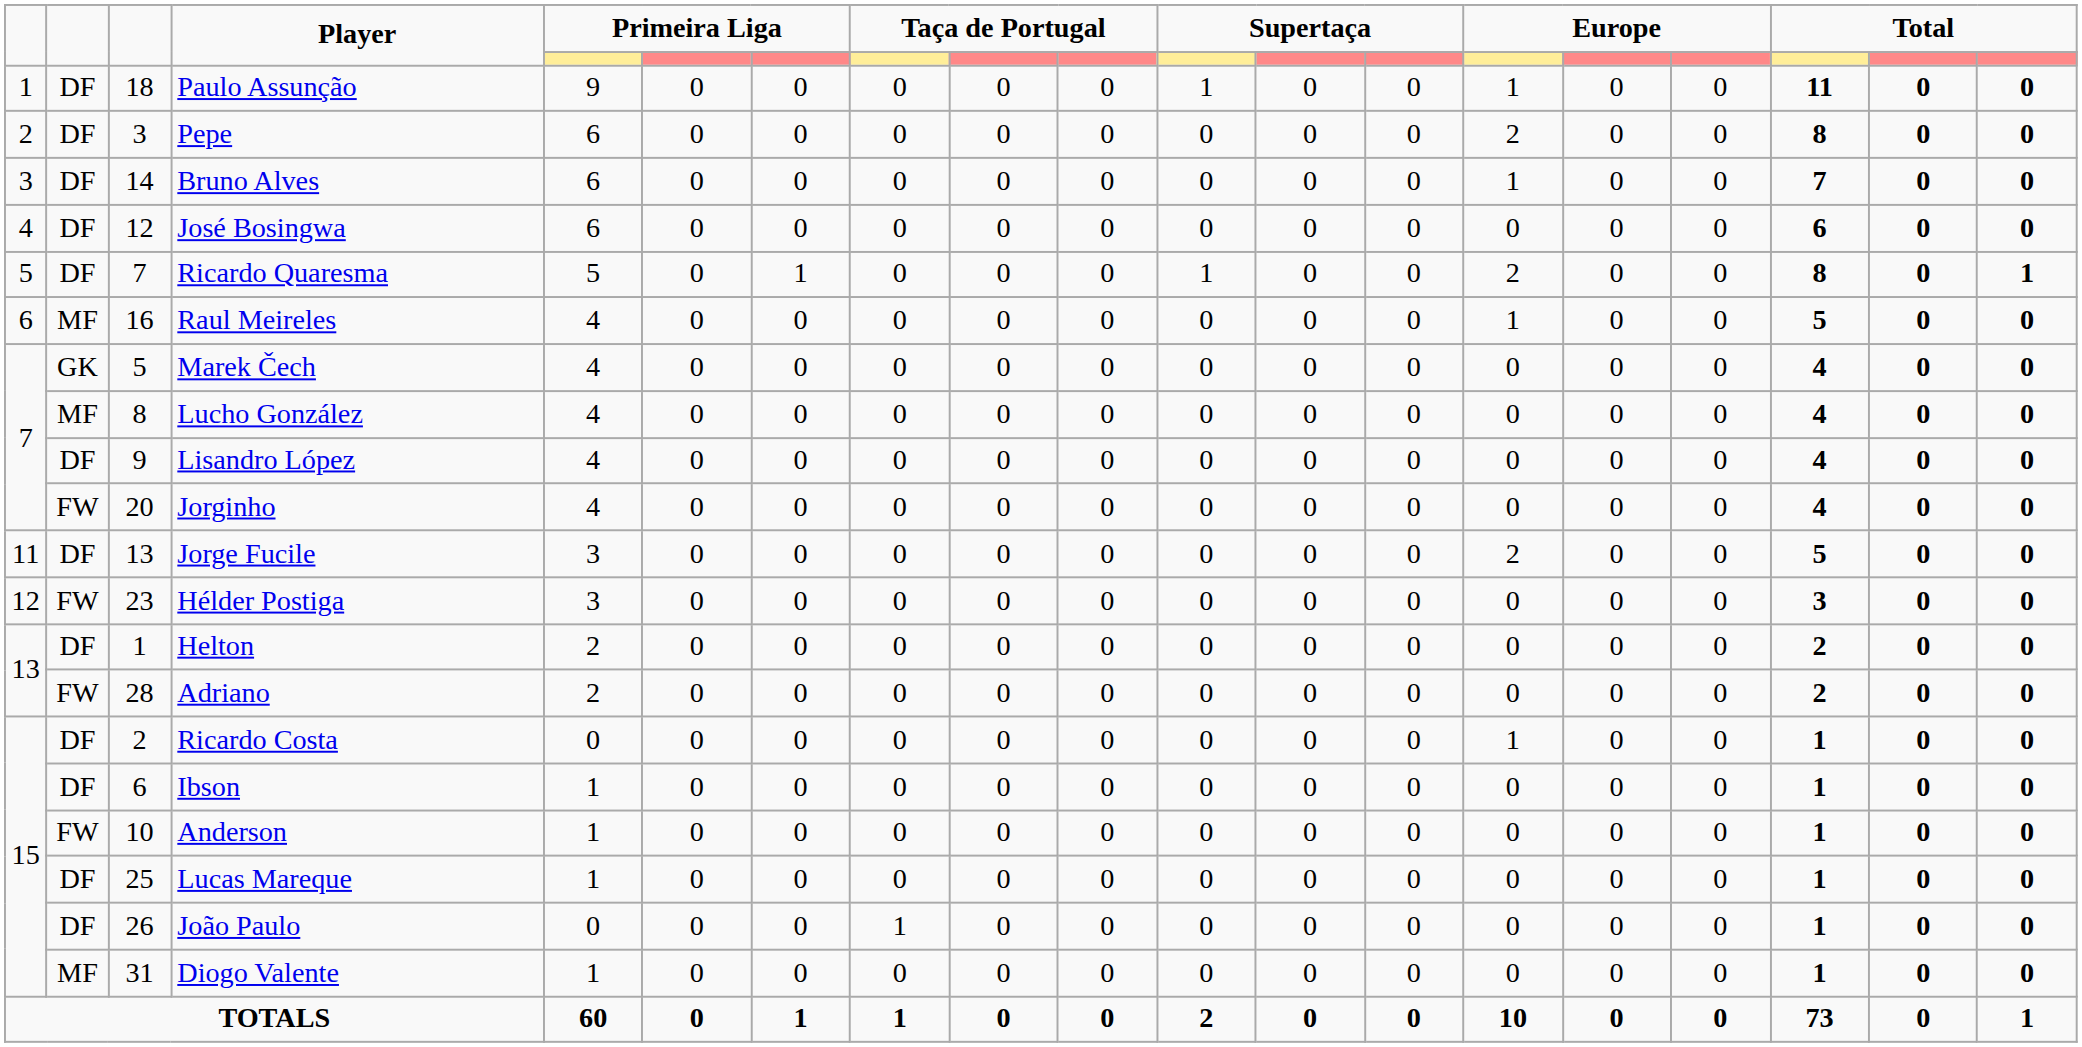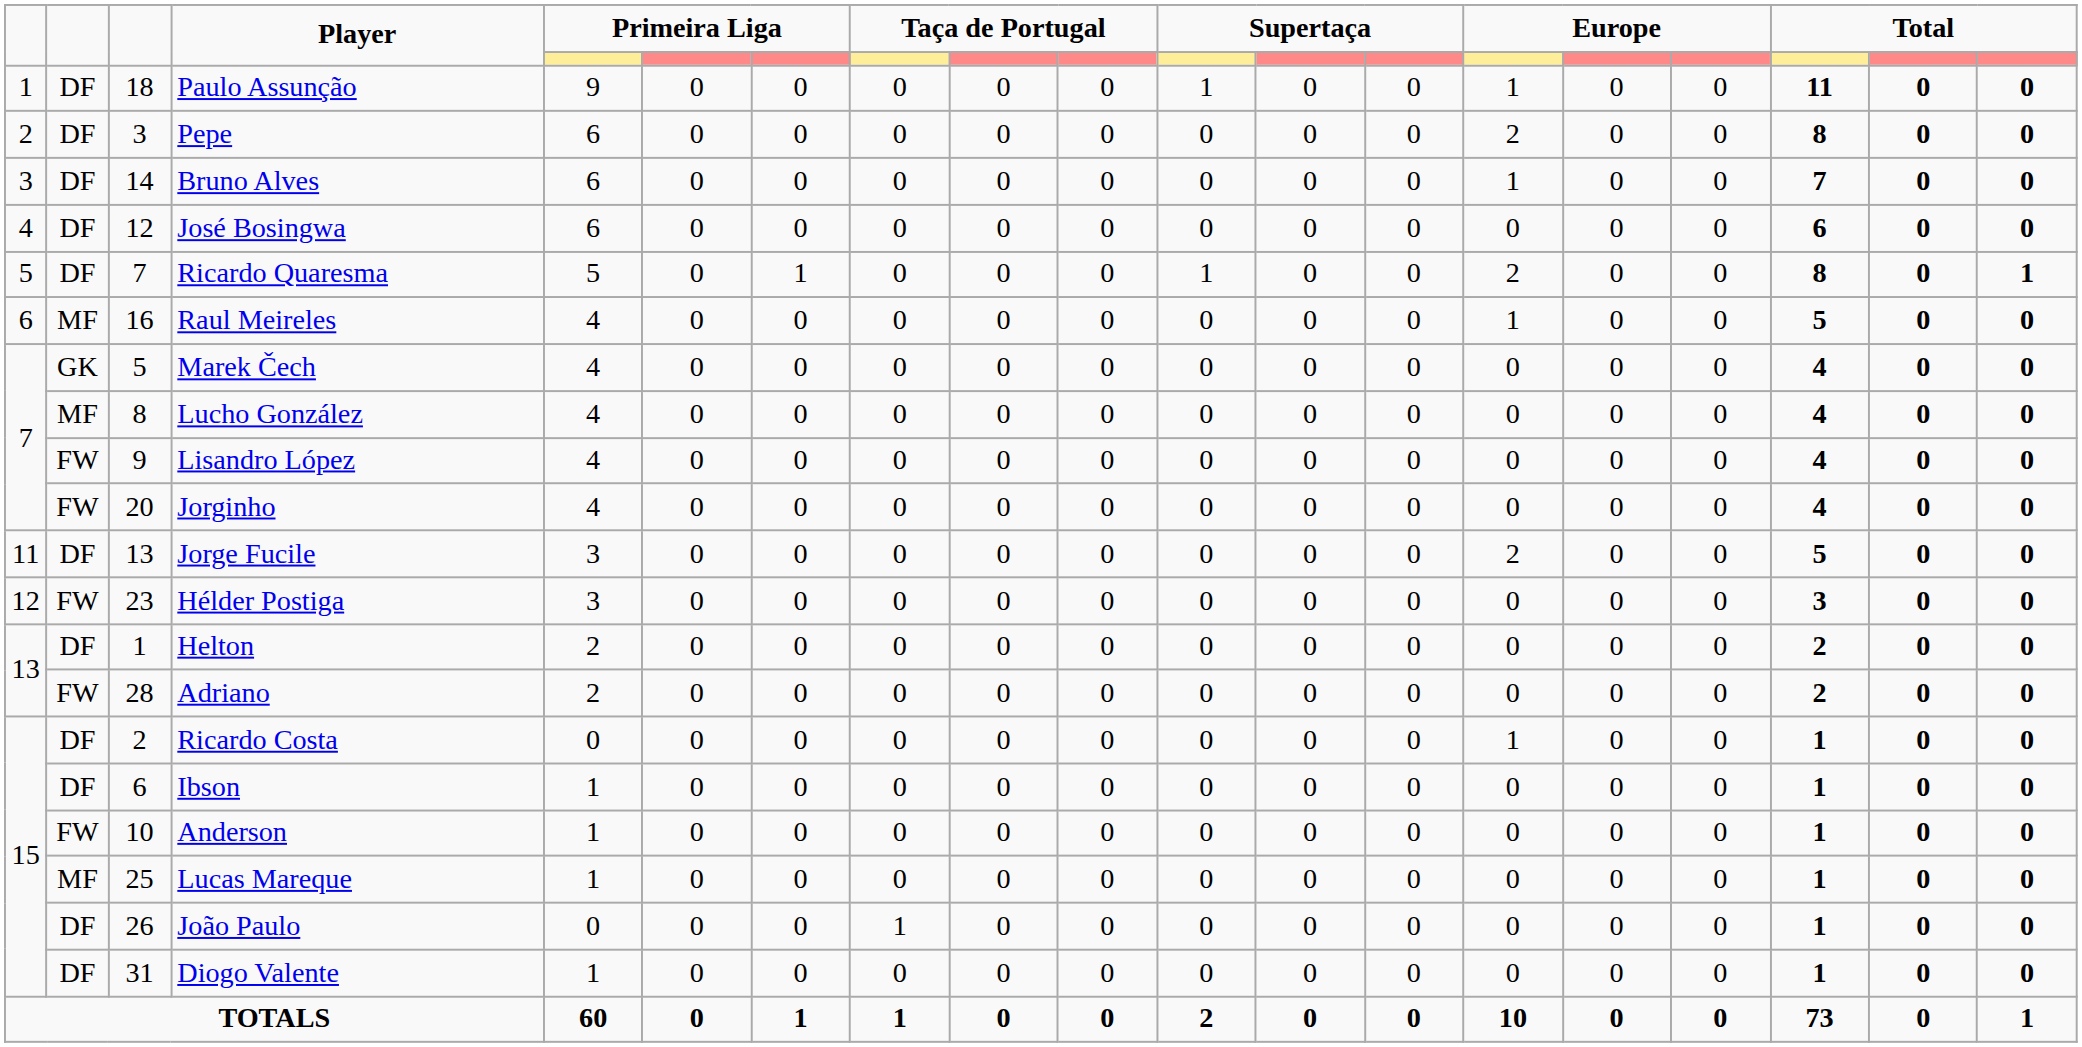(77, 460) DF -> (77, 460) FW
(77, 879) DF -> (77, 879) MF
(77, 972) MF -> (77, 972) DF
